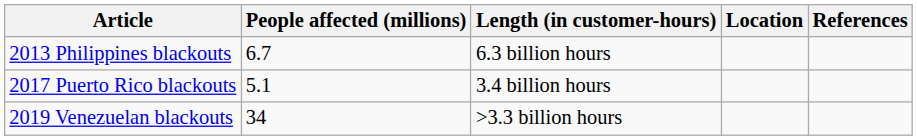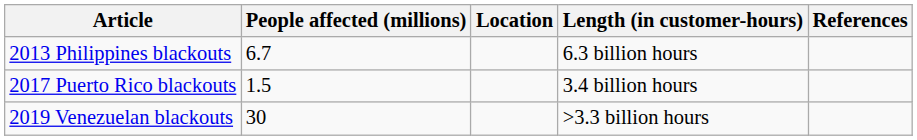columns swapped: (764, 20) <-> (596, 20)
(259, 85) 5.1 -> (259, 85) 1.5
(256, 118) 34 -> (256, 118) 30
